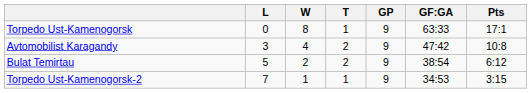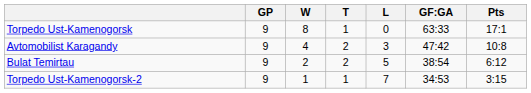columns swapped: (386, 12) <-> (265, 12)
